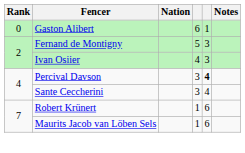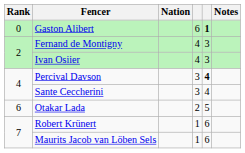(207, 28) normal -> (207, 28) bold
(197, 44) 5 -> (197, 44) 4
+ row: (60, 108)
